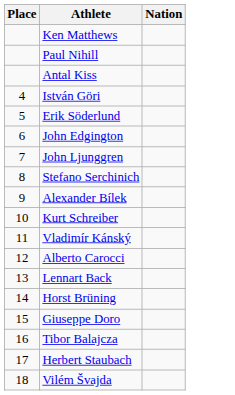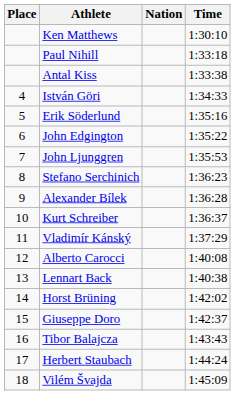+ column: (208, 14)
